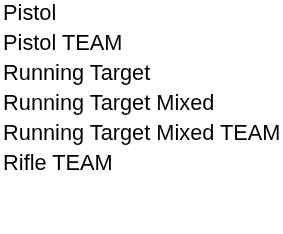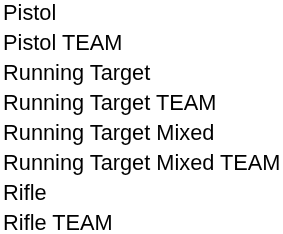+ row: (110, 102)
+ row: (25, 192)
